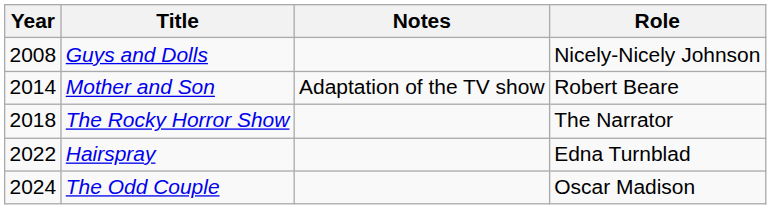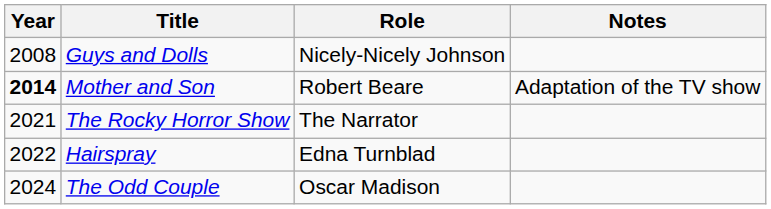columns swapped: (657, 21) <-> (422, 21)
(33, 87) normal -> (33, 87) bold
(33, 120) 2018 -> (33, 120) 2021
